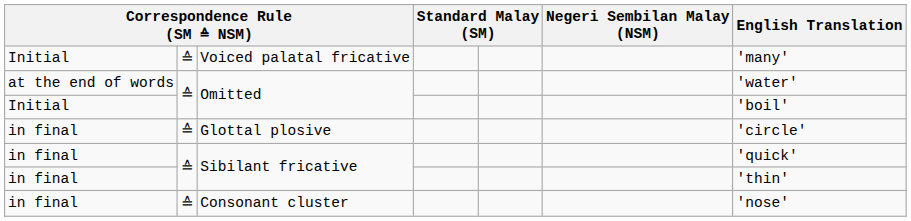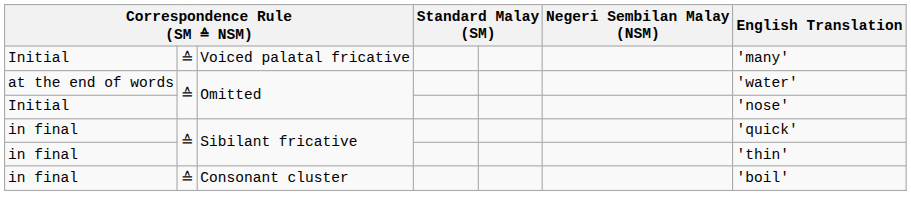(763, 107) 'boil' -> (763, 107) 'nose'
- row: (43, 131)
(763, 203) 'nose' -> (763, 178) 'boil'
